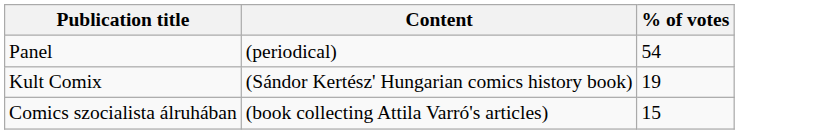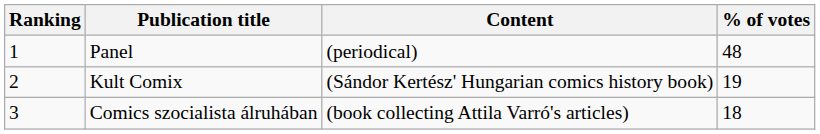+ column: (45, 19)
(651, 50) 54 -> (732, 50) 48
(651, 112) 15 -> (732, 112) 18
